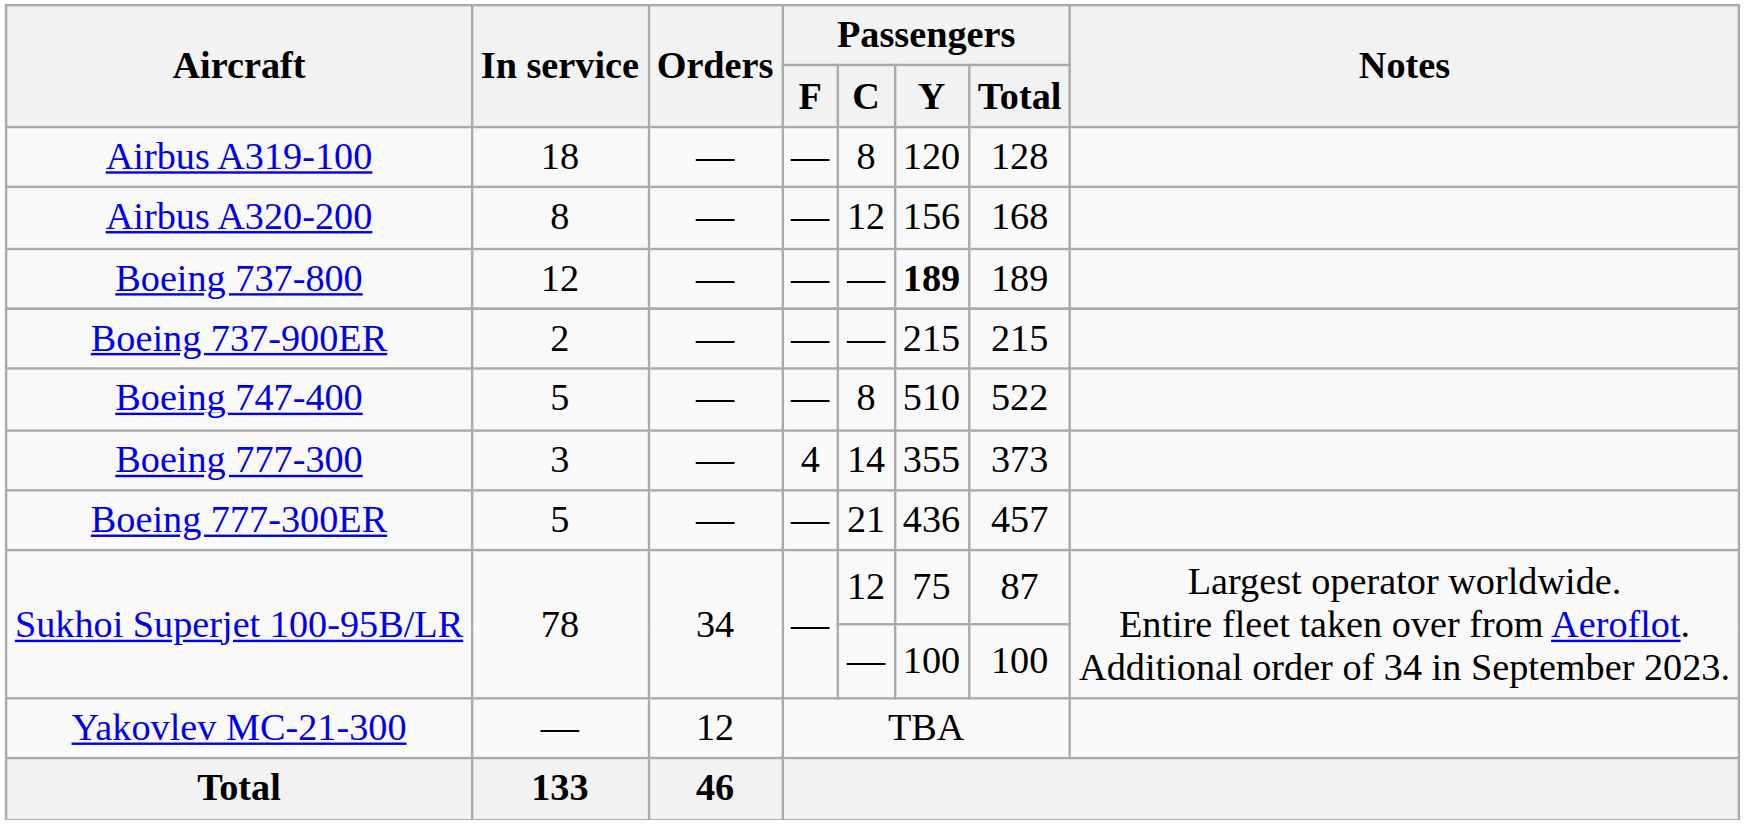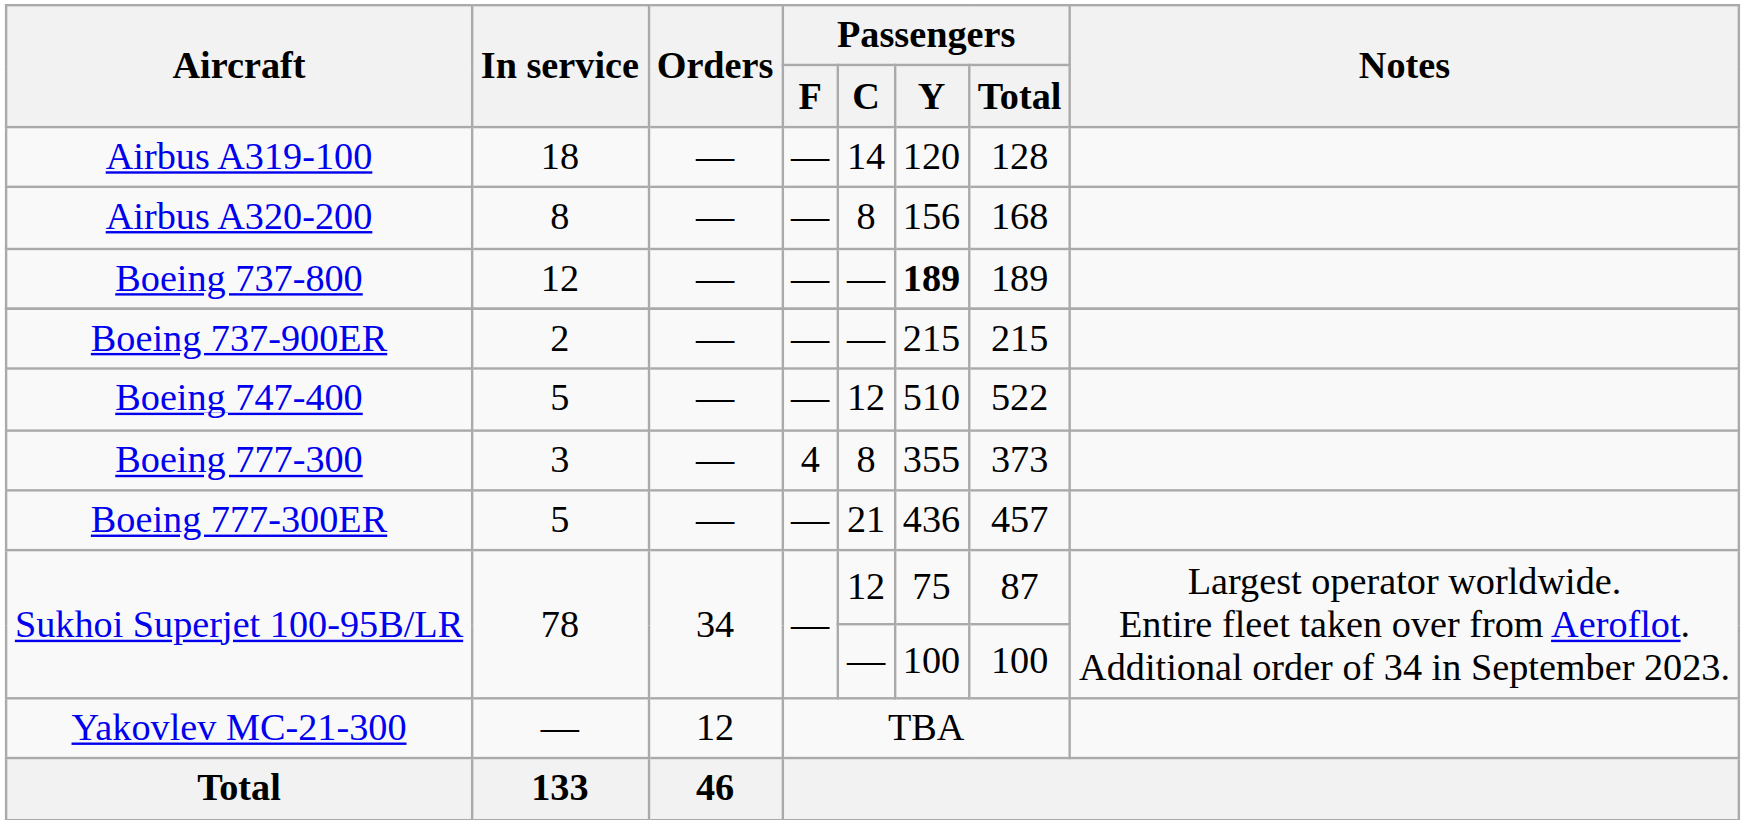(866, 156) 8 -> (866, 156) 14
(866, 216) 12 -> (866, 216) 8
(866, 398) 8 -> (866, 398) 12
(866, 459) 14 -> (866, 459) 8
